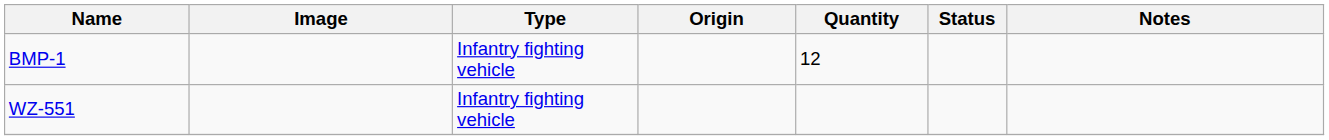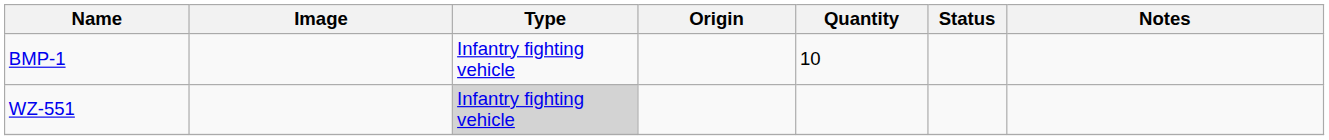(810, 59) 12 -> (810, 59) 10
(521, 109) no background -> (521, 109) lightgrey background
